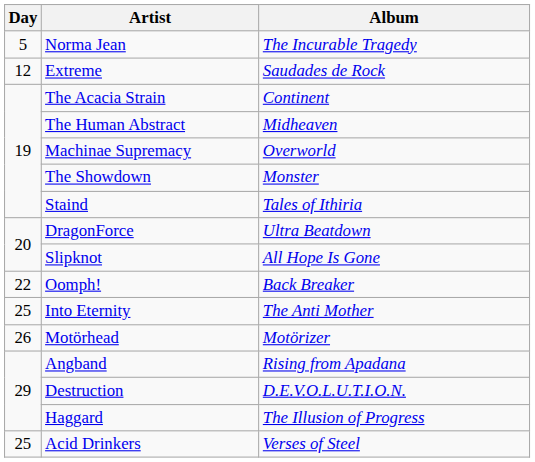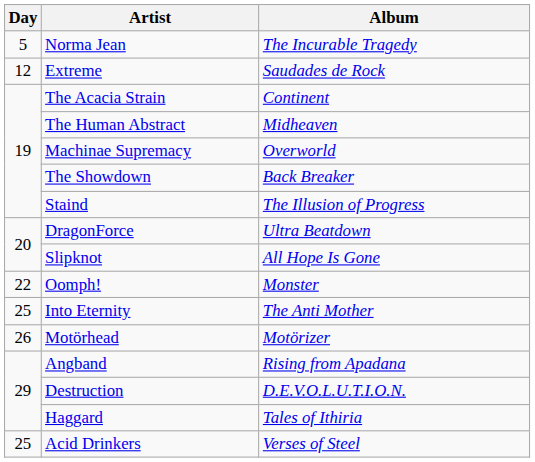(291, 177) Monster -> (308, 177) Back Breaker
(312, 204) Tales of Ithiria -> (344, 204) The Illusion of Progress
(308, 284) Back Breaker -> (291, 284) Monster
(344, 417) The Illusion of Progress -> (312, 417) Tales of Ithiria
